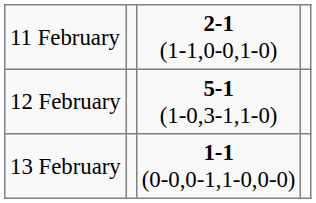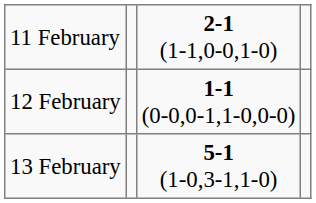(219, 101) 5-1 (1-0,3-1,1-0) -> (219, 101) 1-1 (0-0,0-1,1-0,0-0)
(219, 165) 1-1 (0-0,0-1,1-0,0-0) -> (219, 165) 5-1 (1-0,3-1,1-0)
